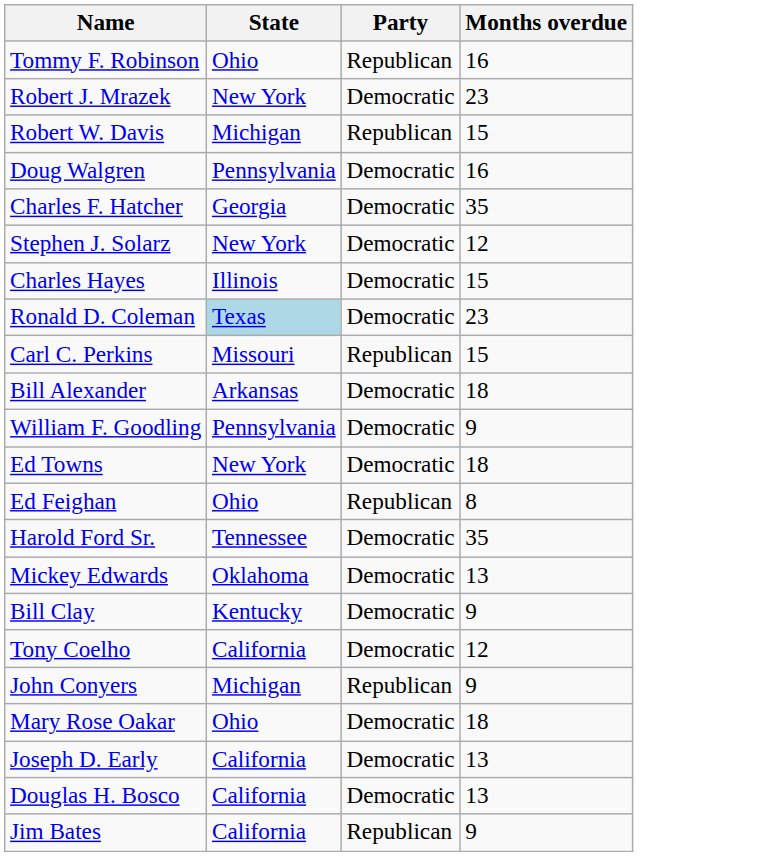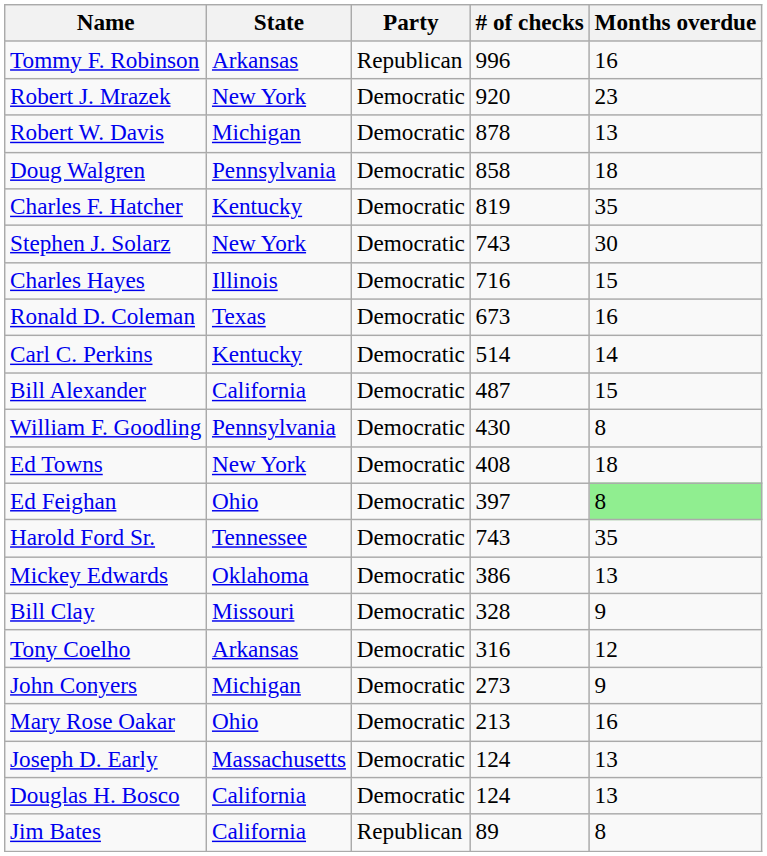+ column: (530, 22)
(235, 59) Ohio -> (255, 59) Arkansas
(399, 133) Republican -> (411, 133) Democratic
(477, 133) 15 -> (606, 133) 13
(477, 170) 16 -> (606, 170) 18
(249, 206) Georgia -> (257, 206) Kentucky
(477, 243) 12 -> (606, 243) 30
(239, 317) lightblue background -> (239, 317) no background
(477, 317) 23 -> (606, 317) 16
(253, 354) Missouri -> (257, 354) Kentucky
(399, 354) Republican -> (411, 354) Democratic
(477, 354) 15 -> (606, 354) 14
(255, 390) Arkansas -> (259, 390) California
(477, 390) 18 -> (606, 390) 15
(471, 427) 9 -> (600, 427) 8
(399, 501) Republican -> (411, 501) Democratic
(471, 501) no background -> (600, 501) lightgreen background
(257, 611) Kentucky -> (253, 611) Missouri
(259, 648) California -> (255, 648) Arkansas
(399, 685) Republican -> (411, 685) Democratic
(477, 721) 18 -> (606, 721) 16
(259, 758) California -> (279, 758) Massachusetts
(471, 832) 9 -> (600, 832) 8
